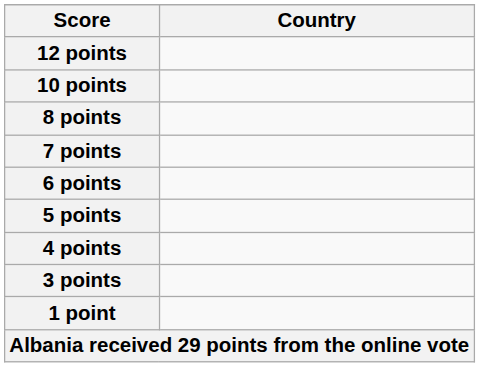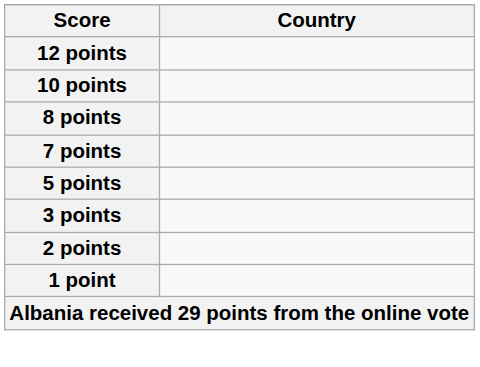- row: (82, 183)
- row: (82, 248)
+ row: (82, 248)
